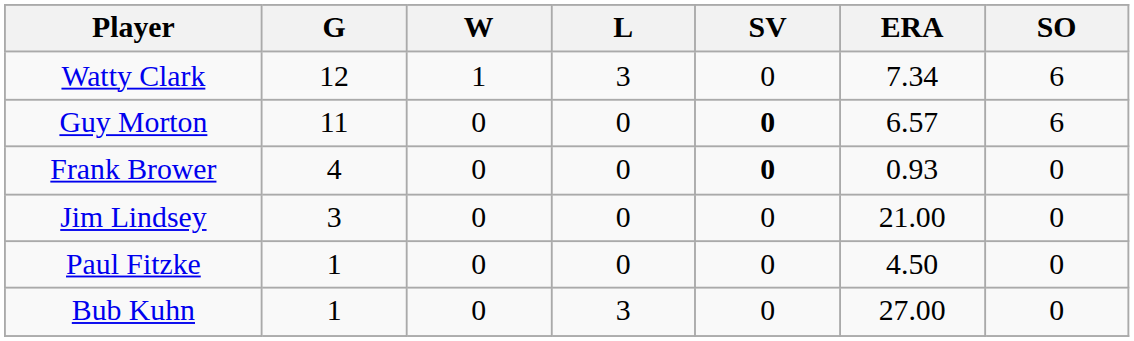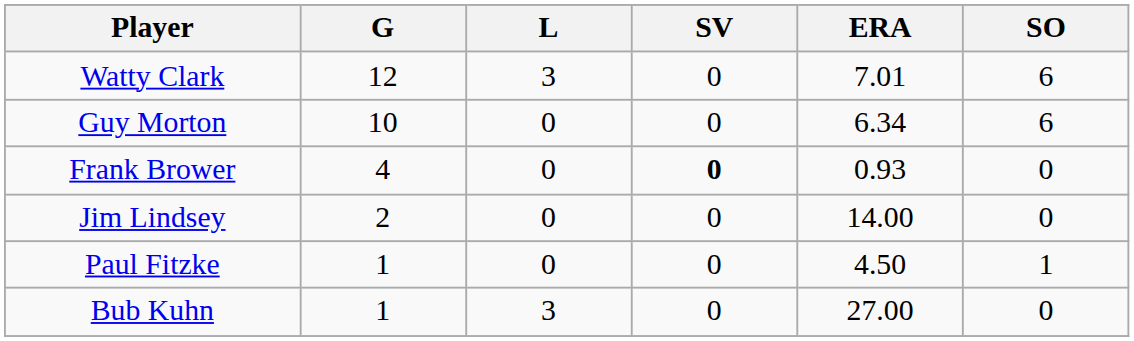- column: (479, 28)
(912, 75) 7.34 -> (880, 75) 7.01
(334, 122) 11 -> (383, 122) 10
(768, 122) bold -> (714, 122) normal
(912, 122) 6.57 -> (880, 122) 6.34
(334, 216) 3 -> (383, 216) 2
(912, 216) 21.00 -> (880, 216) 14.00
(1057, 264) 0 -> (1046, 264) 1
